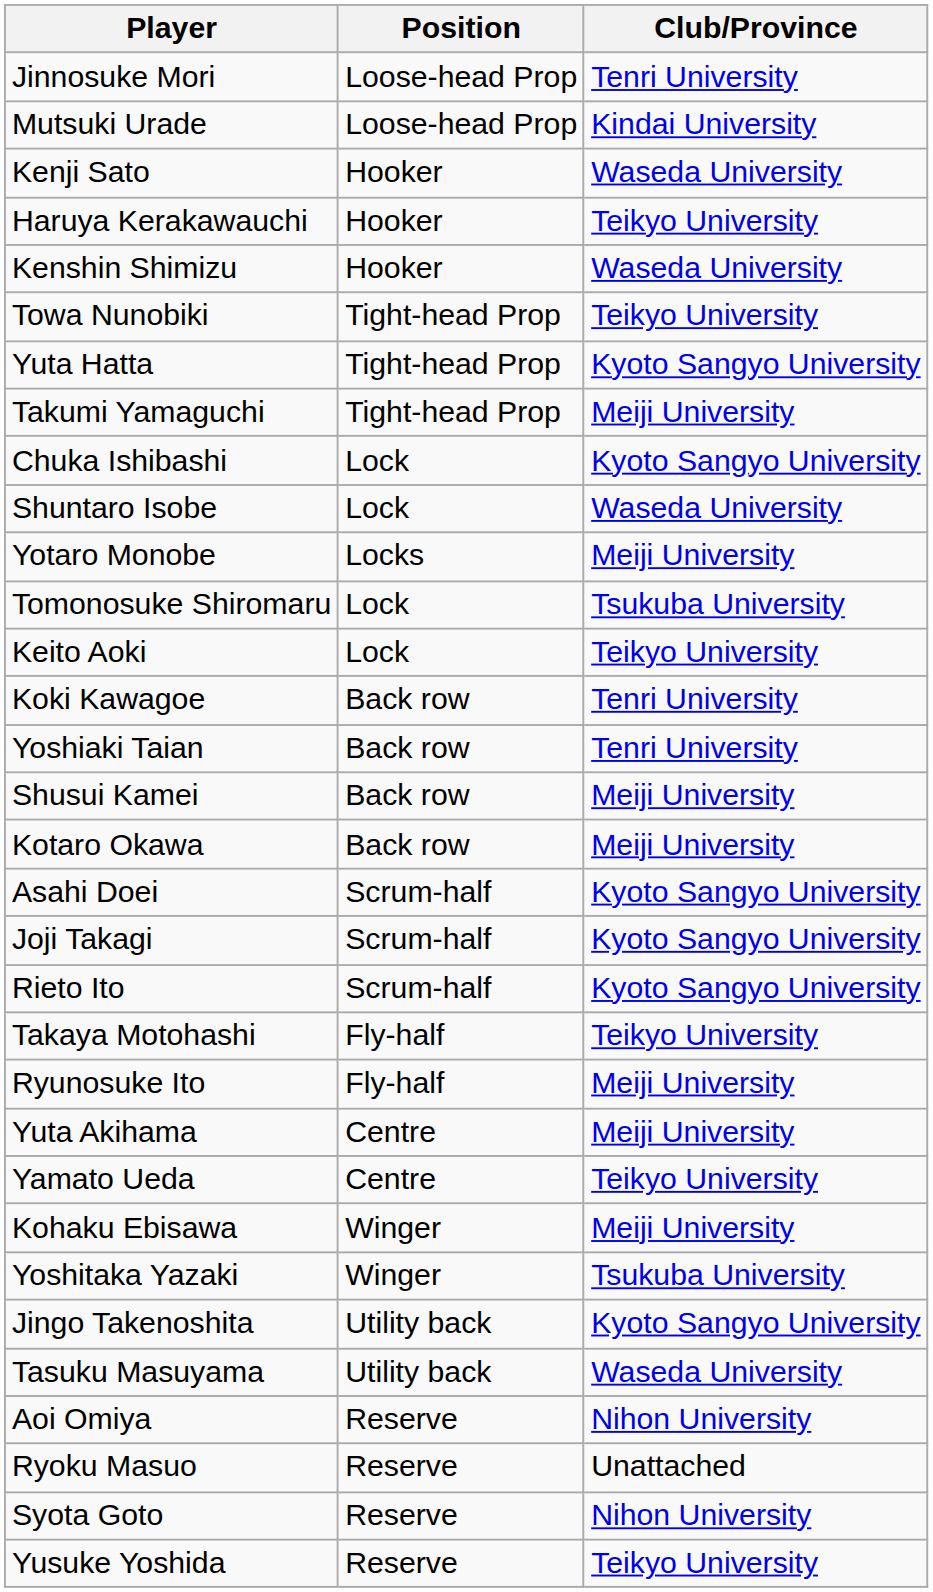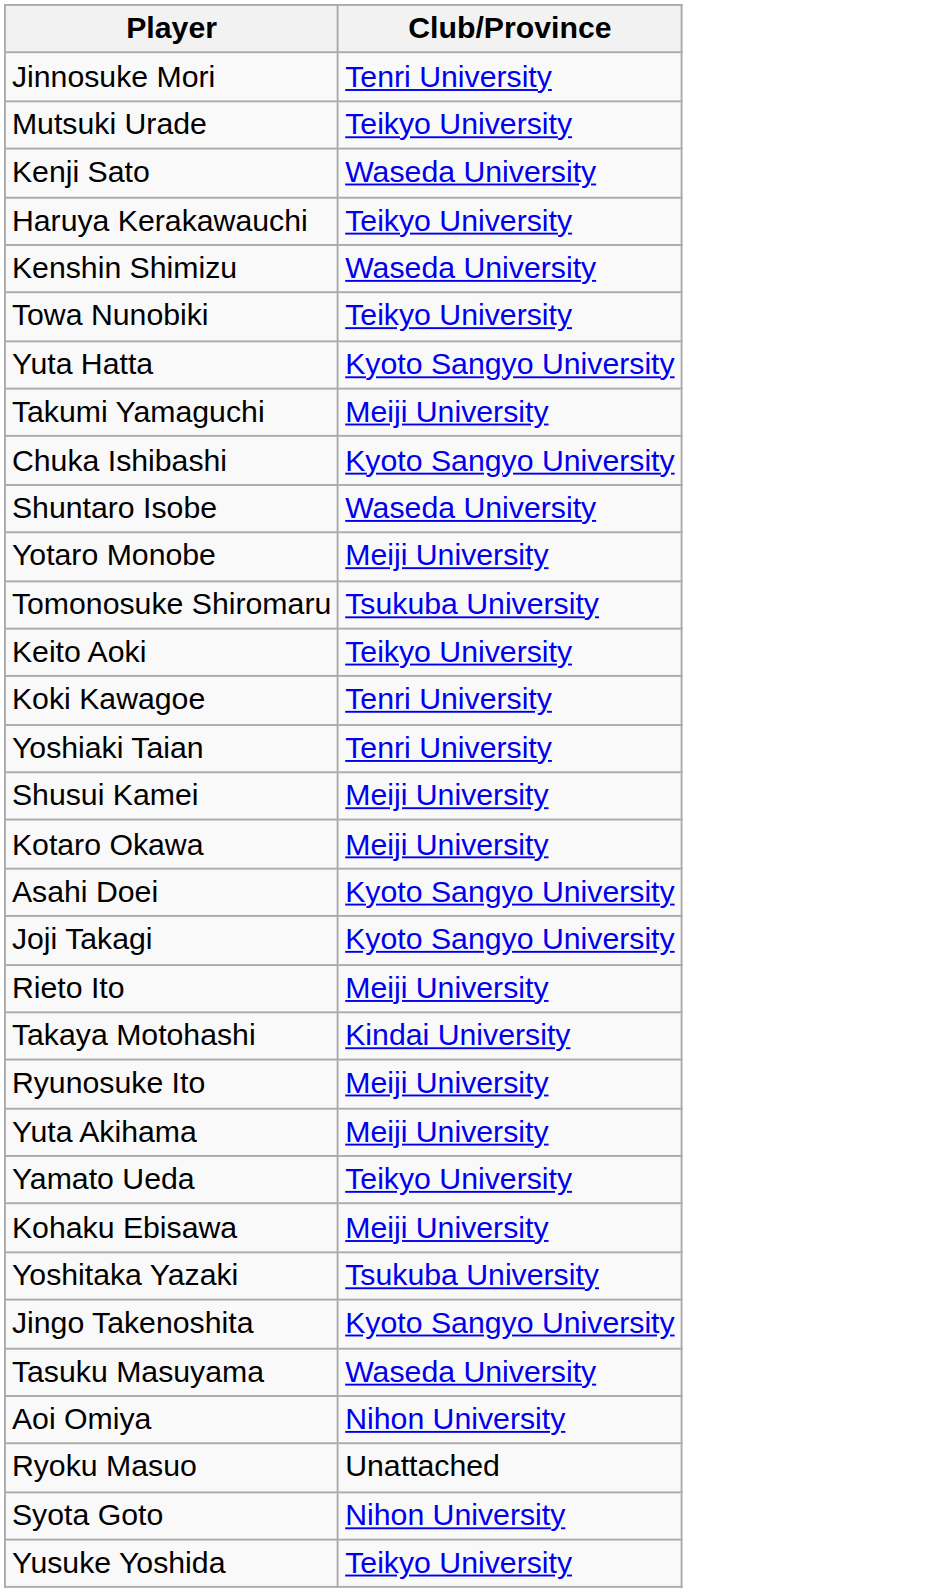- column: (461, 28)
(704, 124) Kindai University -> (459, 124) Teikyo University
(756, 987) Kyoto Sangyo University -> (447, 987) Meiji University
(705, 1035) Teikyo University -> (458, 1035) Kindai University
